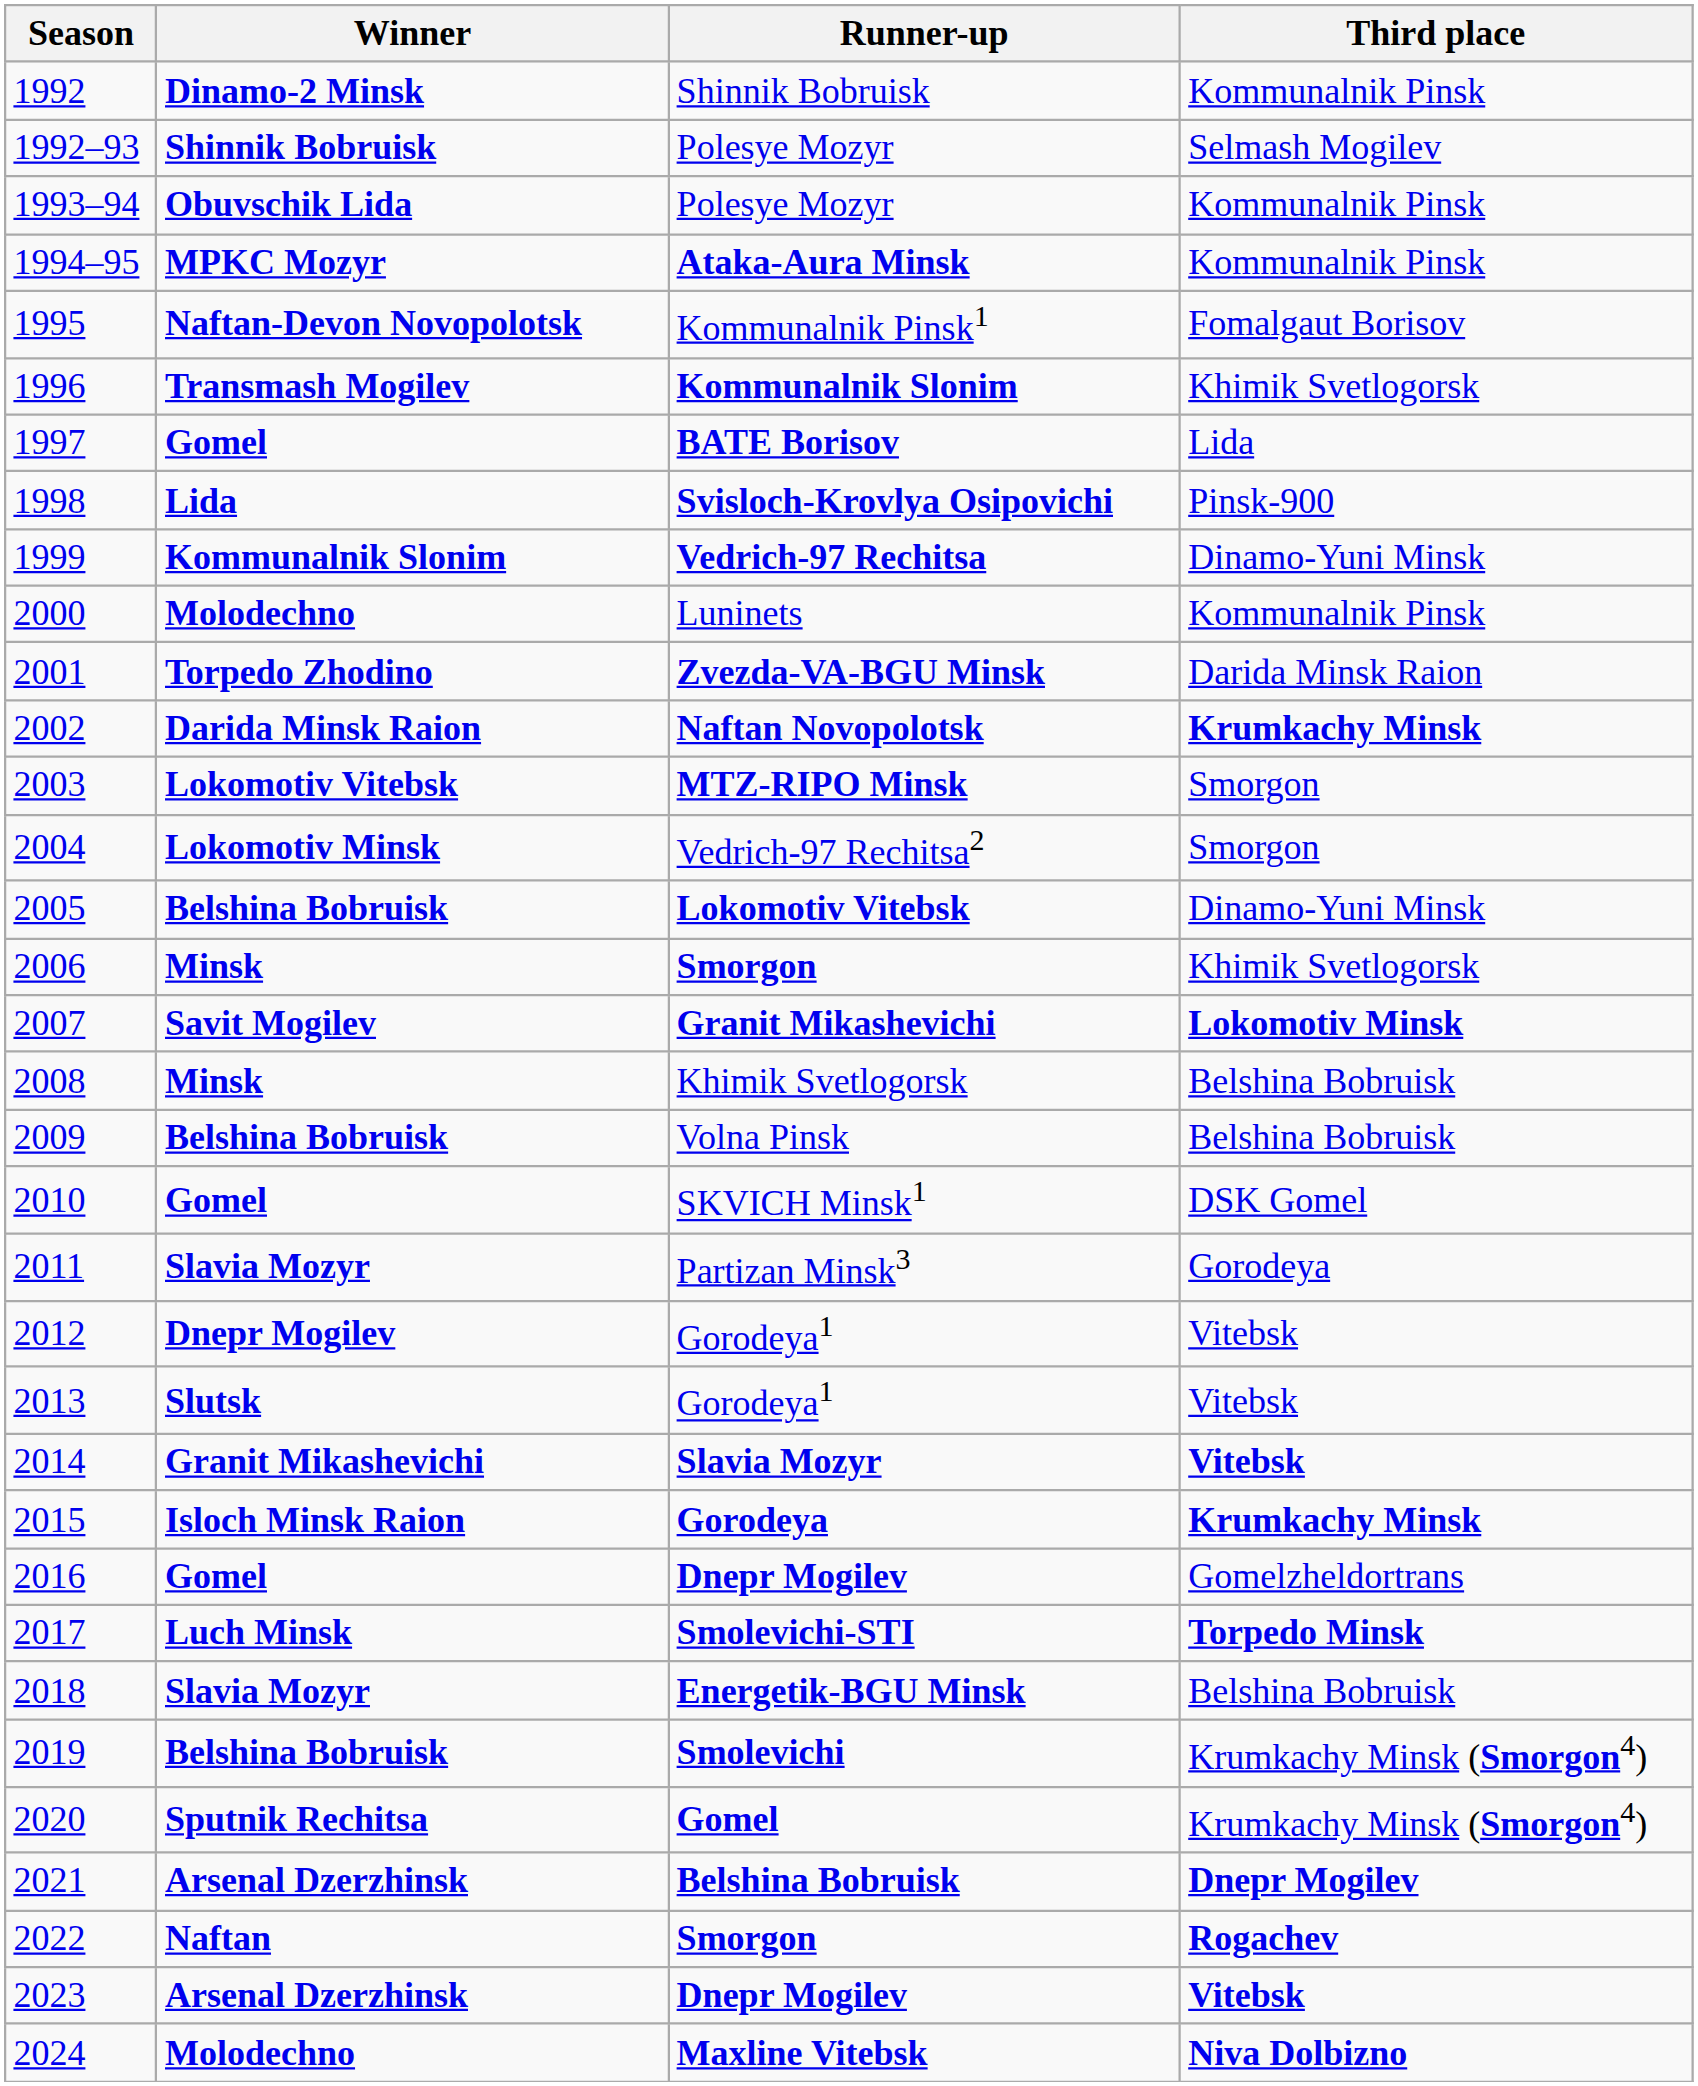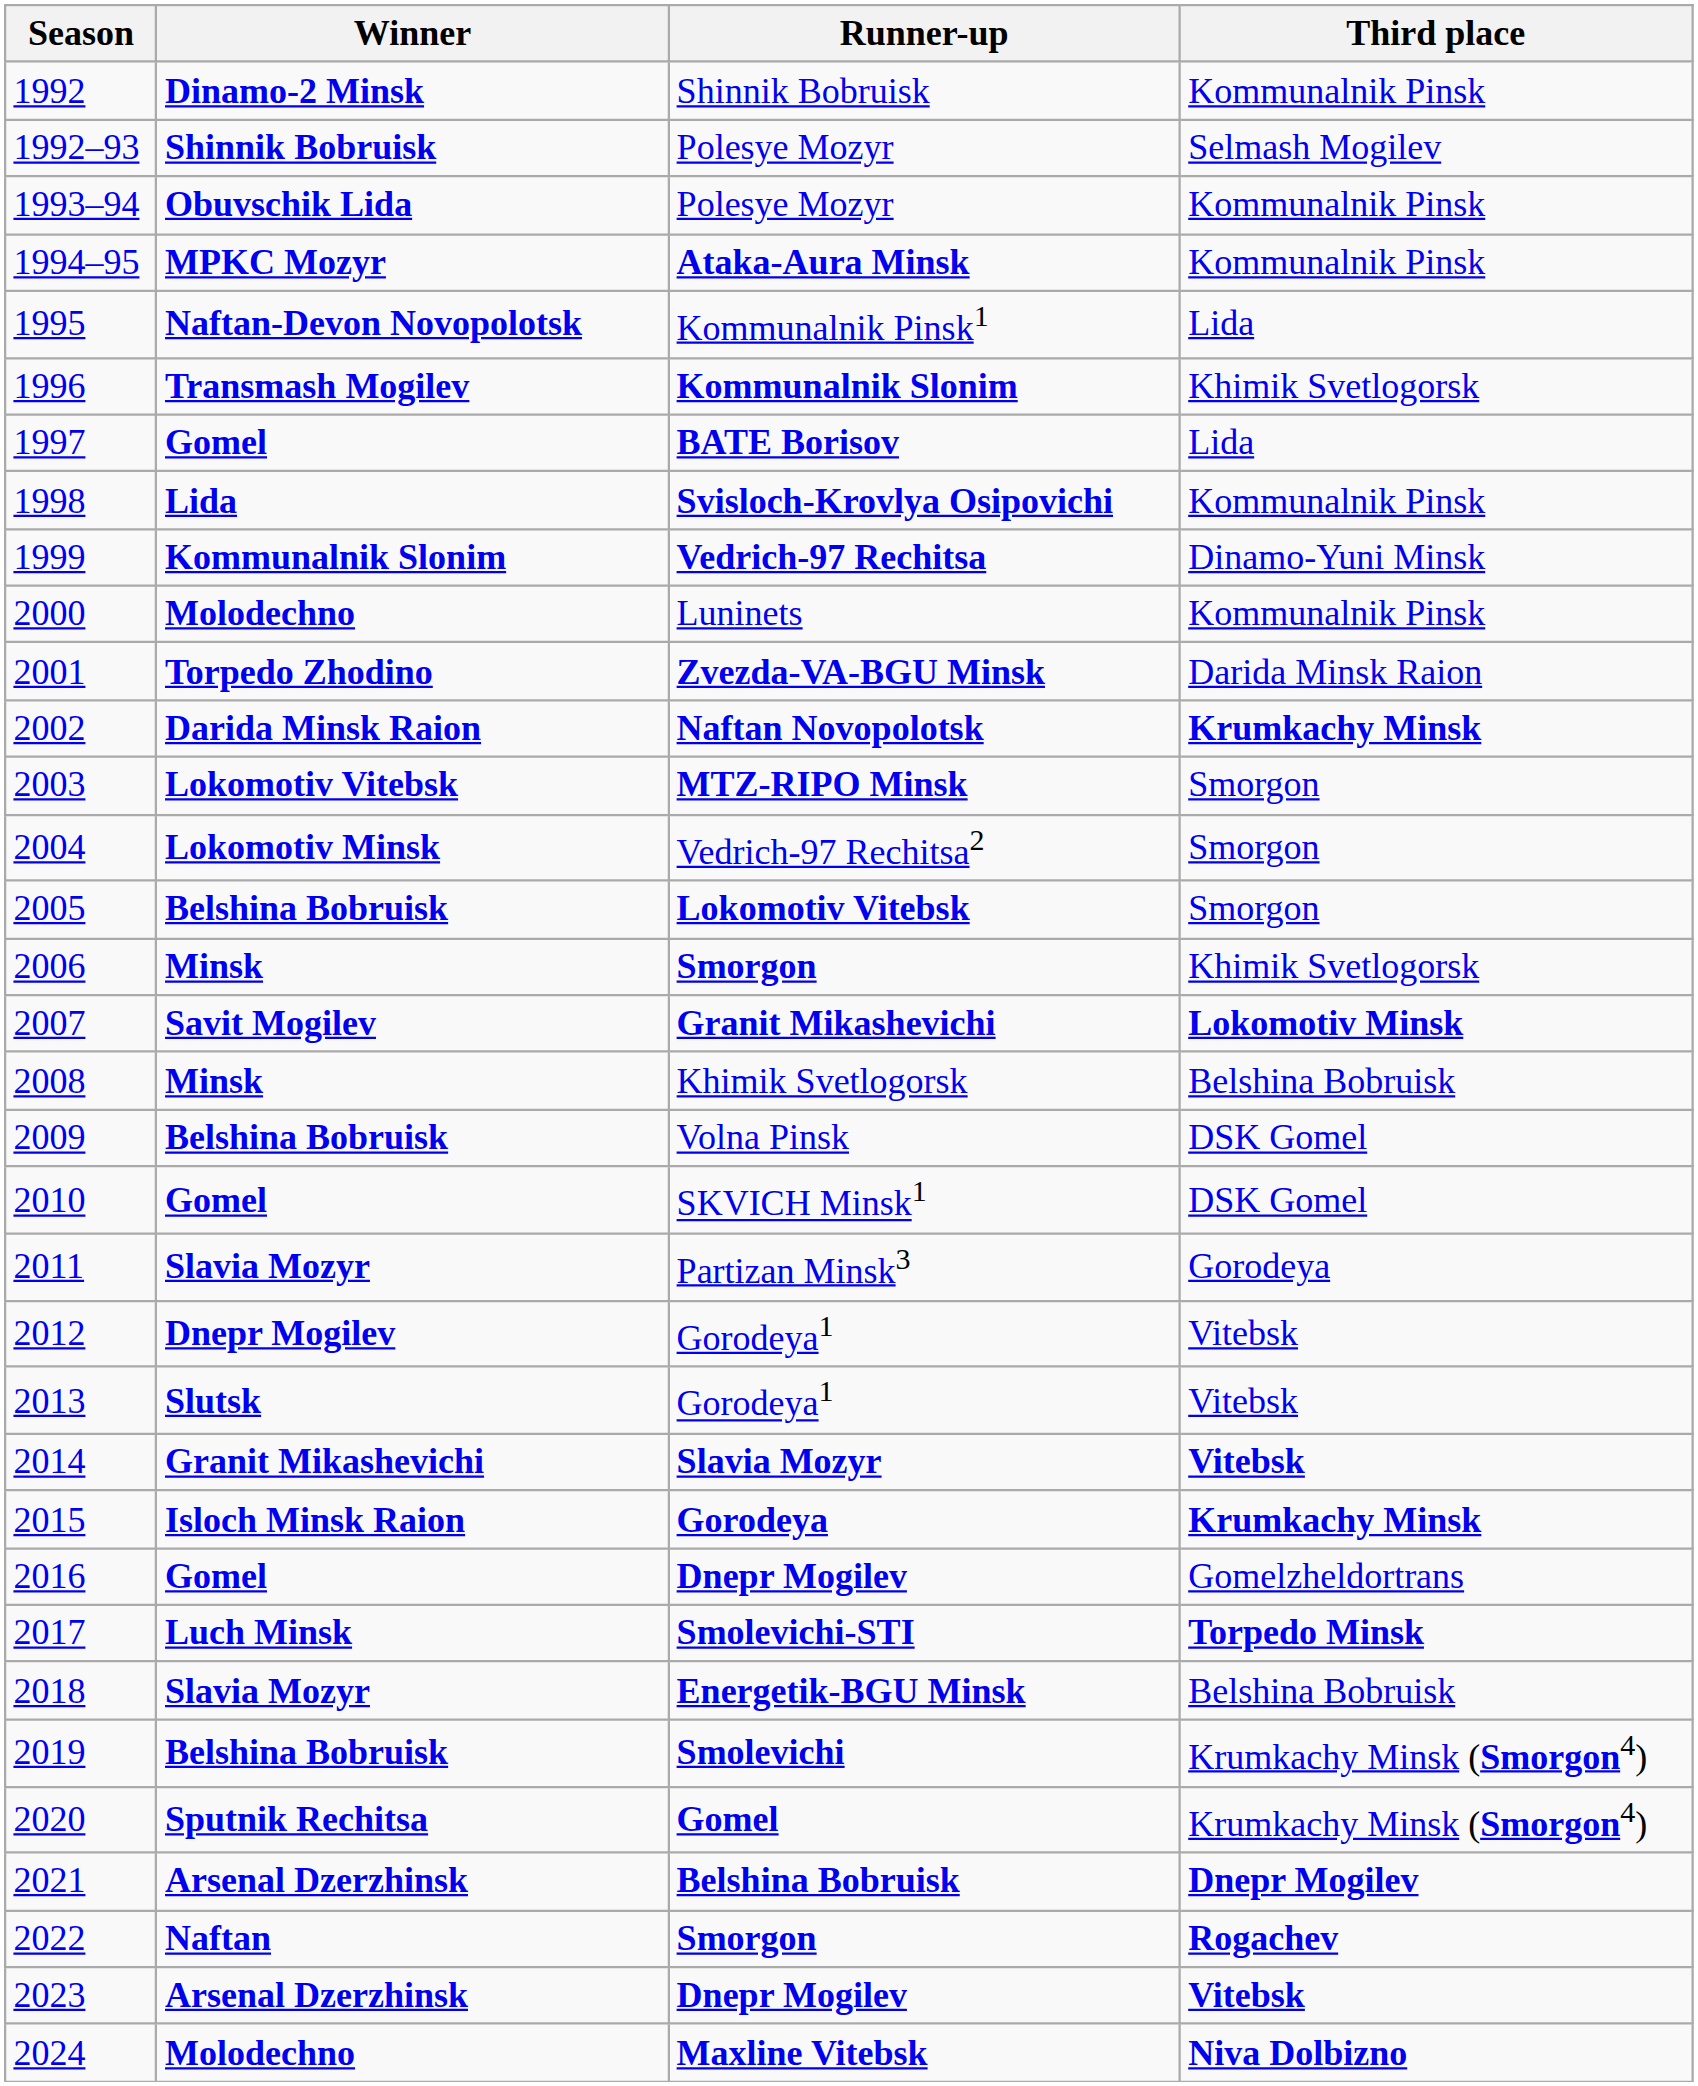(1327, 323) Fomalgaut Borisov -> (1221, 323) Lida
(1261, 499) Pinsk-900 -> (1337, 499) Kommunalnik Pinsk
(1337, 908) Dinamo-Yuni Minsk -> (1254, 908) Smorgon
(1322, 1137) Belshina Bobruisk -> (1278, 1137) DSK Gomel
